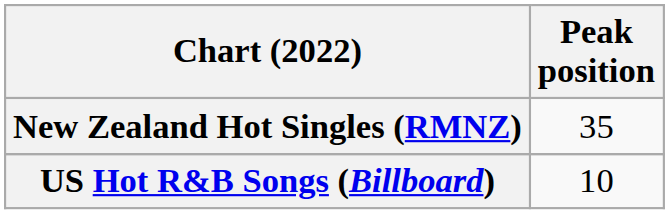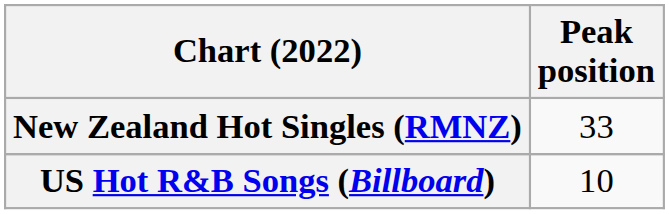(596, 125) 35 -> (596, 125) 33
